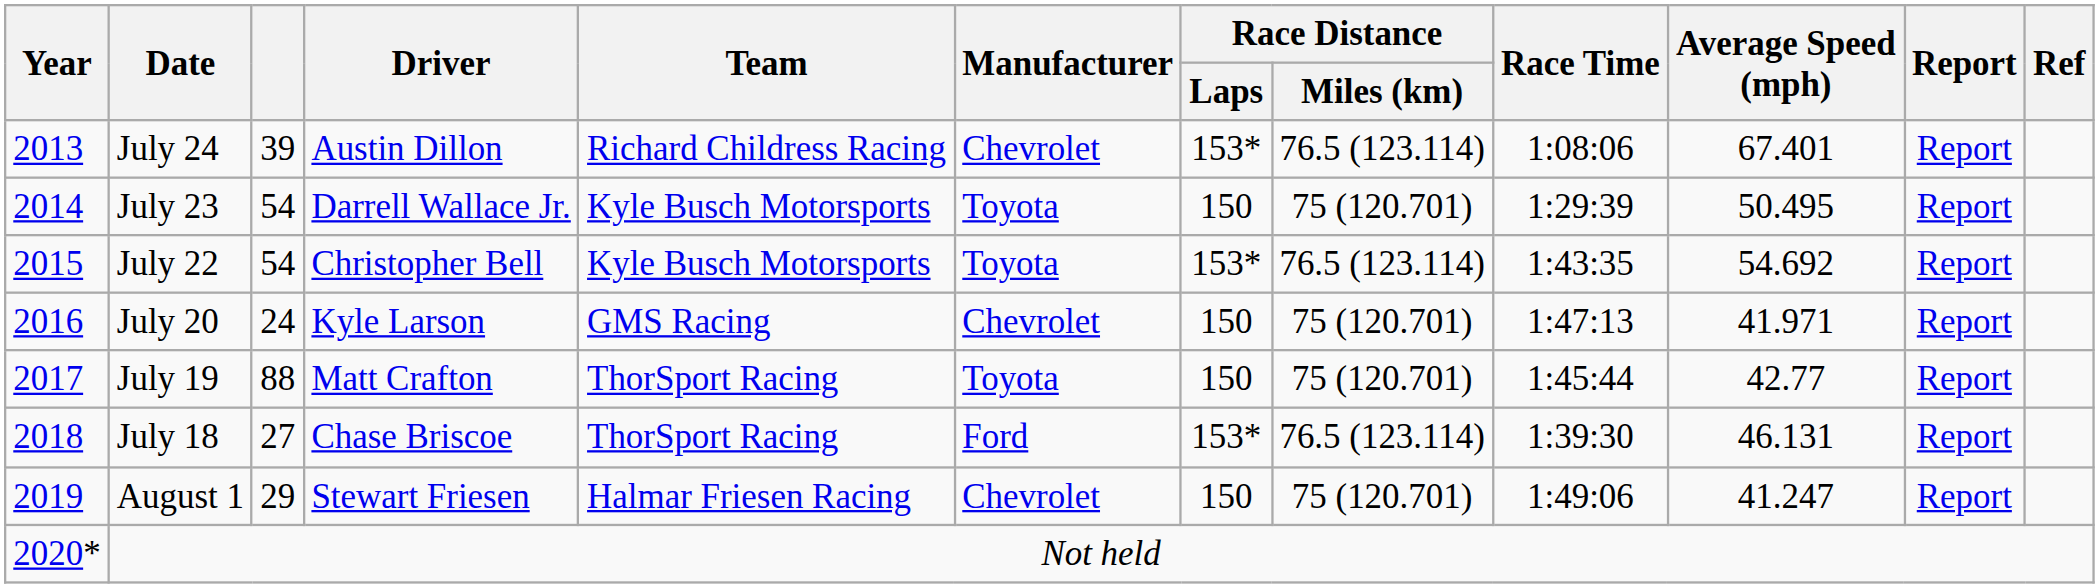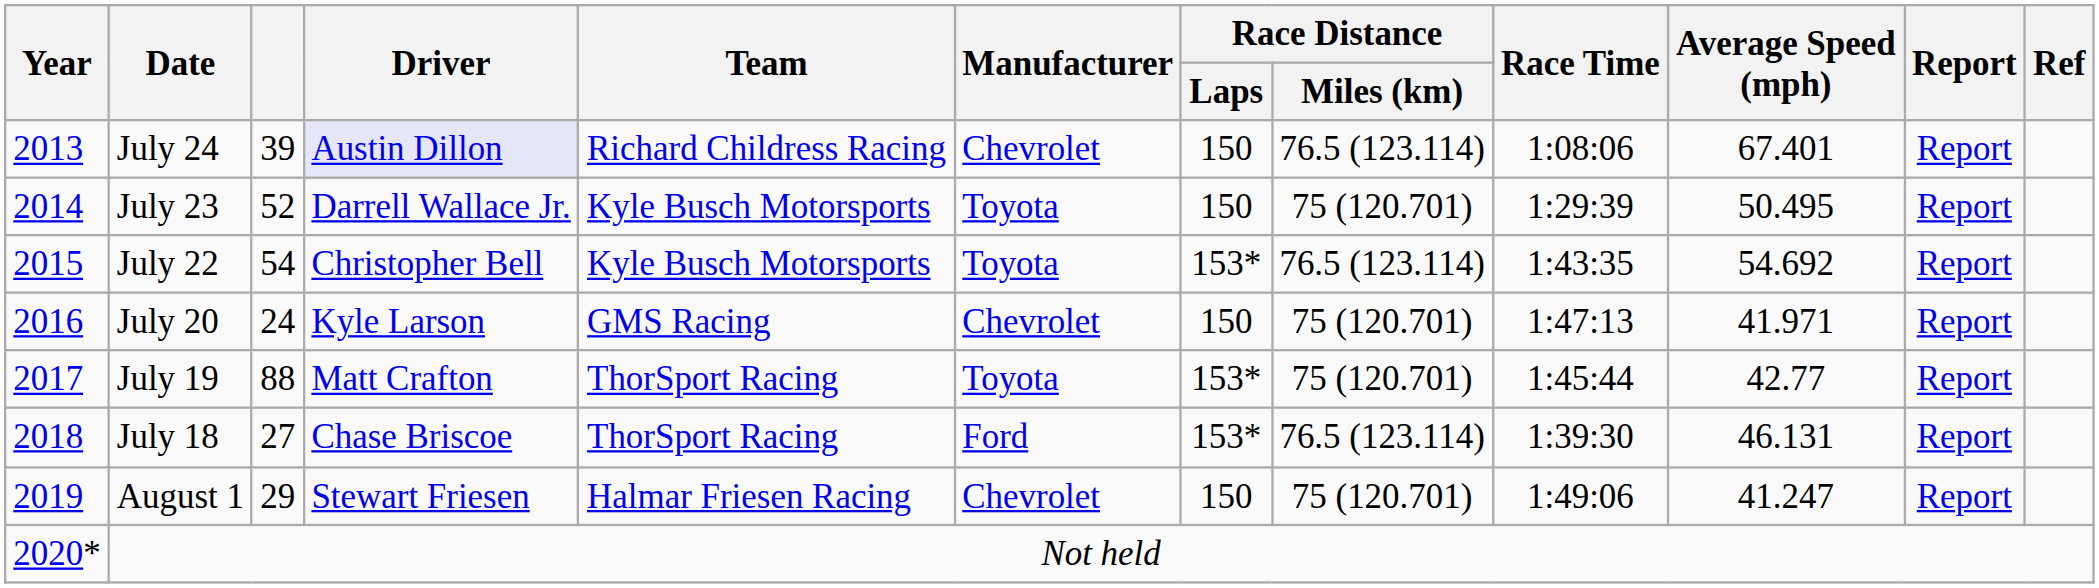(407, 148) no background -> (407, 148) lavender background
(1226, 148) 153* -> (1226, 148) 150
(278, 206) 54 -> (278, 206) 52
(1226, 379) 150 -> (1226, 379) 153*
